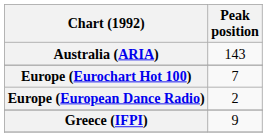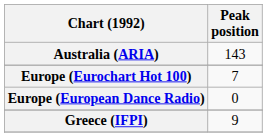(235, 98) 2 -> (235, 98) 0
